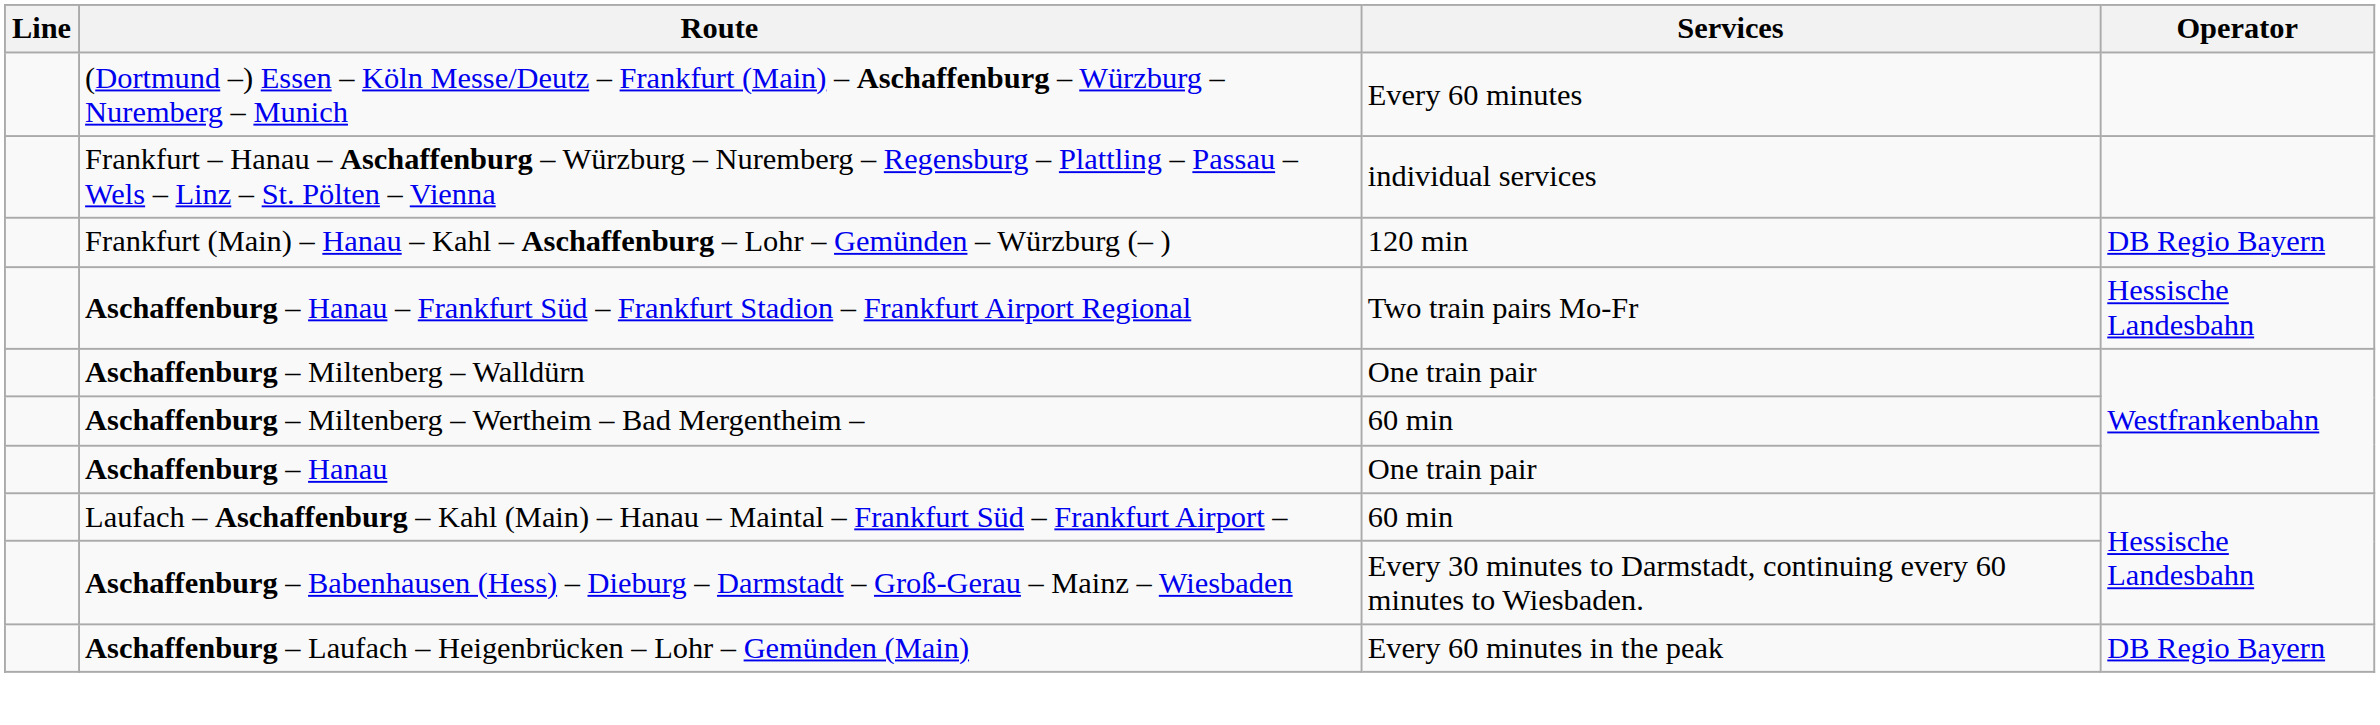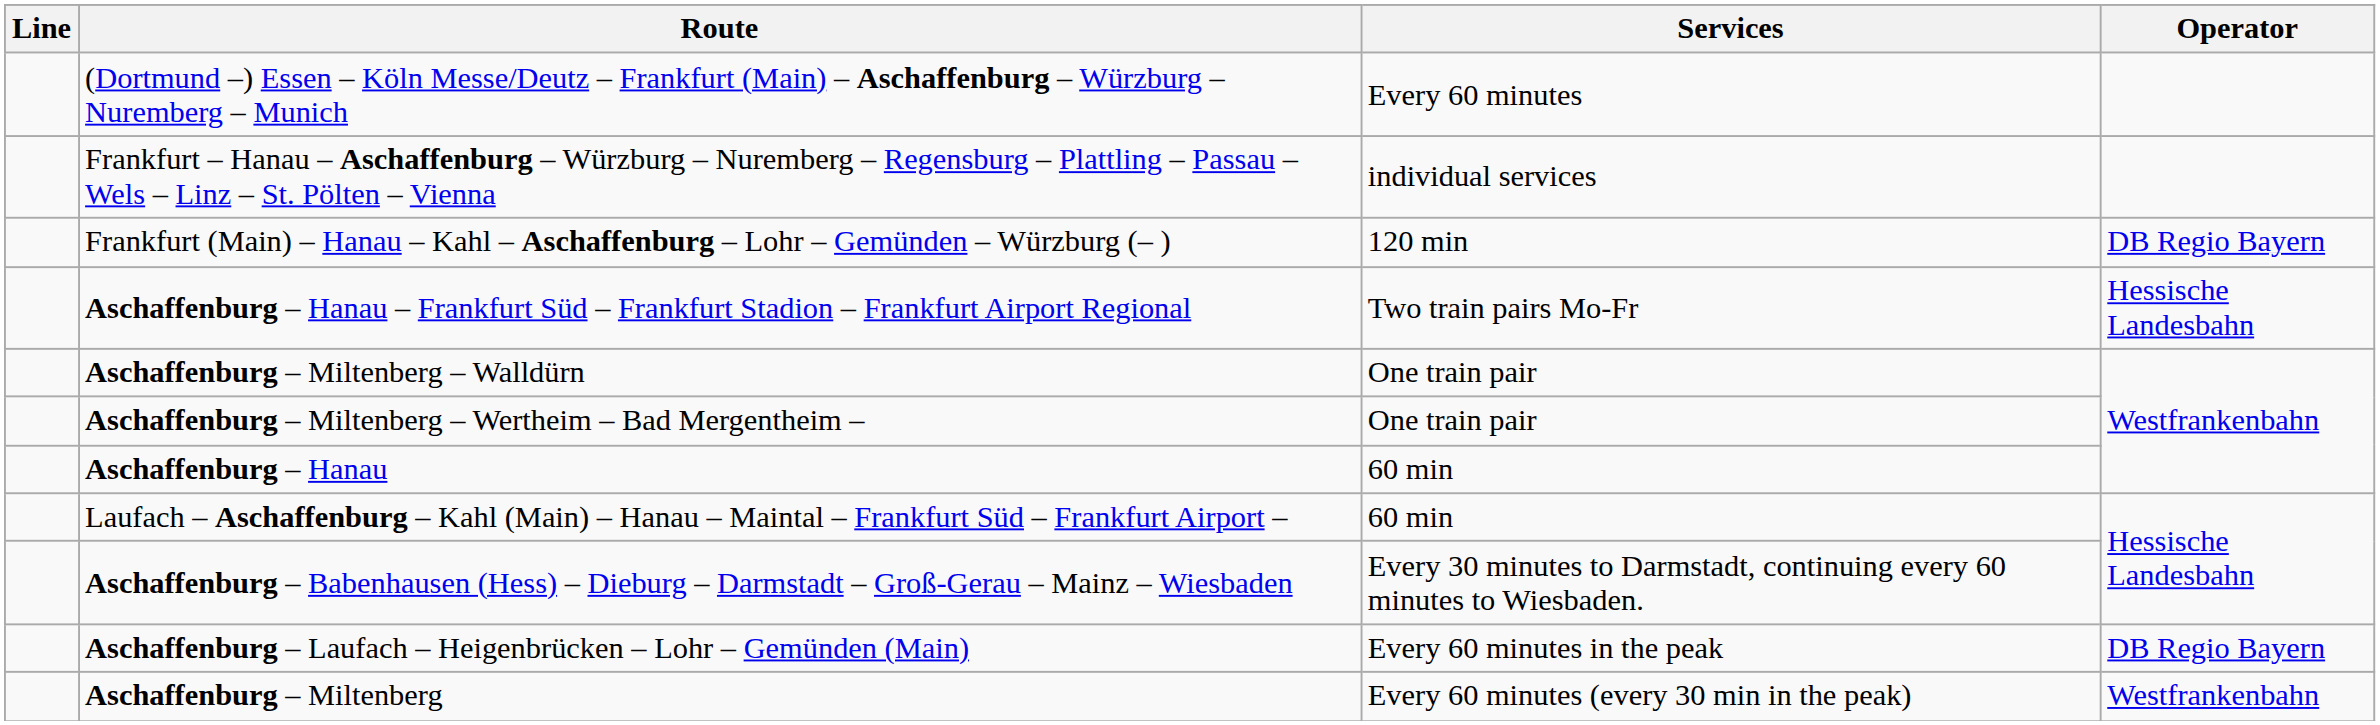(1410, 420) 60 min -> (1452, 420) One train pair
(1452, 468) One train pair -> (1410, 468) 60 min
+ row: (264, 695)
